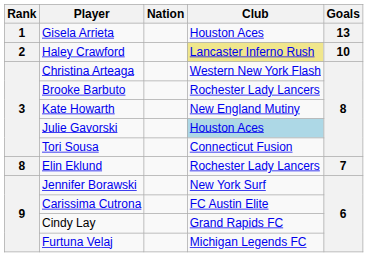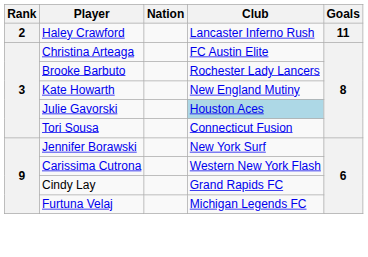- row: (78, 33)
(252, 52) khaki background -> (252, 33) no background
(343, 52) 10 -> (343, 33) 11
(255, 71) Western New York Flash -> (229, 52) FC Austin Elite
- row: (72, 166)
(229, 204) FC Austin Elite -> (255, 166) Western New York Flash
